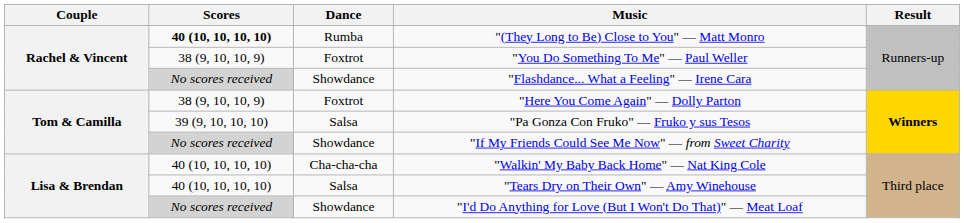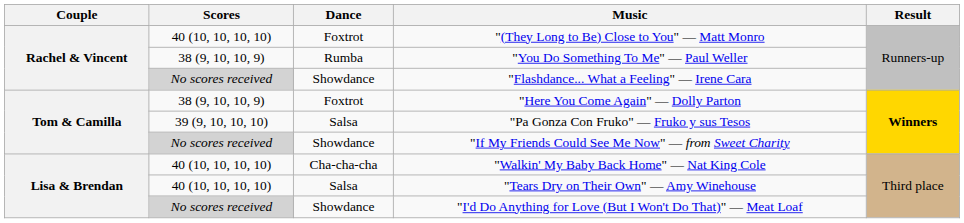(221, 36) bold -> (221, 36) normal
(344, 36) Rumba -> (344, 36) Foxtrot
(344, 57) Foxtrot -> (344, 57) Rumba
